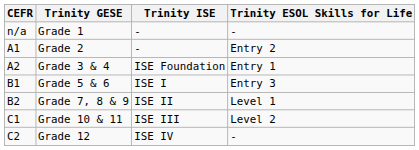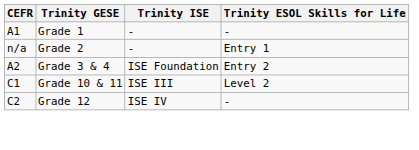(17, 31) n/a -> (13, 31) A1
(13, 48) A1 -> (17, 48) n/a
(253, 48) Entry 2 -> (247, 48) Entry 1
(253, 66) Entry 1 -> (247, 66) Entry 2
- row: (74, 84)
- row: (84, 101)
